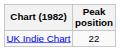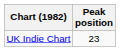(94, 38) 22 -> (94, 38) 23
